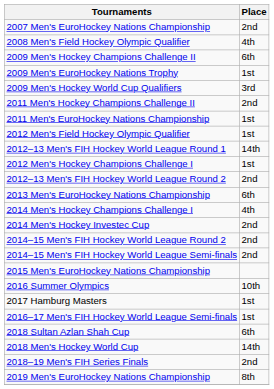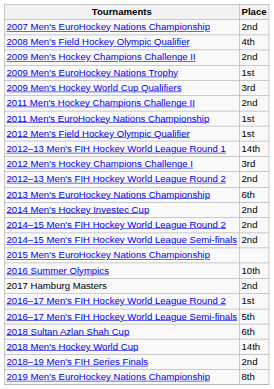(248, 57) 6th -> (250, 57) 2nd
(248, 164) 1st -> (248, 164) 3rd
- row: (100, 210)
(248, 301) 1st -> (250, 286) 2nd
+ row: (116, 301)
(248, 316) 1st -> (248, 316) 5th
